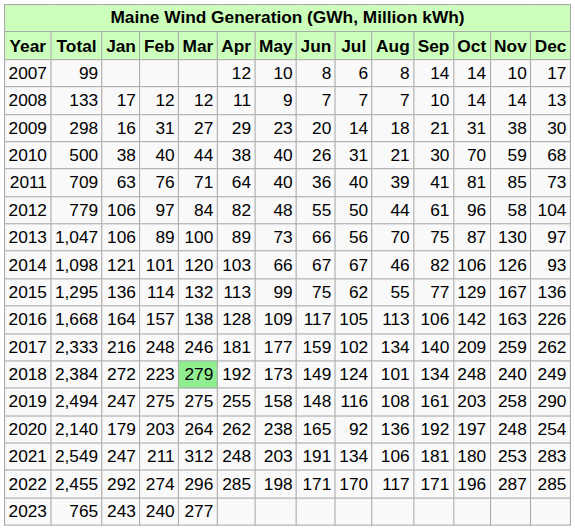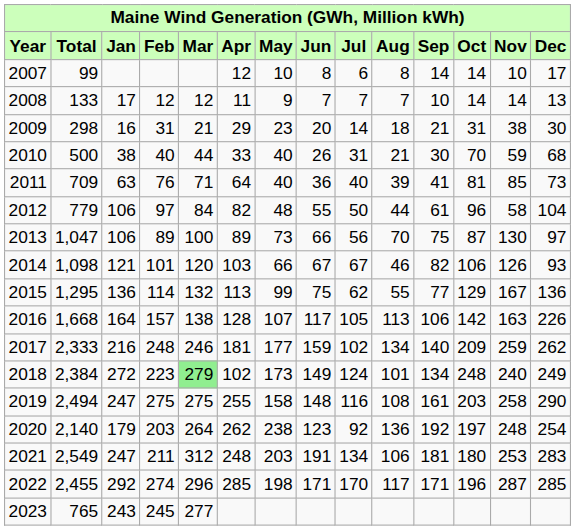(204, 127) 27 -> (204, 127) 21
(241, 155) 38 -> (241, 155) 33
(278, 319) 109 -> (278, 319) 107
(237, 374) 192 -> (237, 374) 102
(317, 429) 165 -> (317, 429) 123
(160, 511) 240 -> (160, 511) 245
